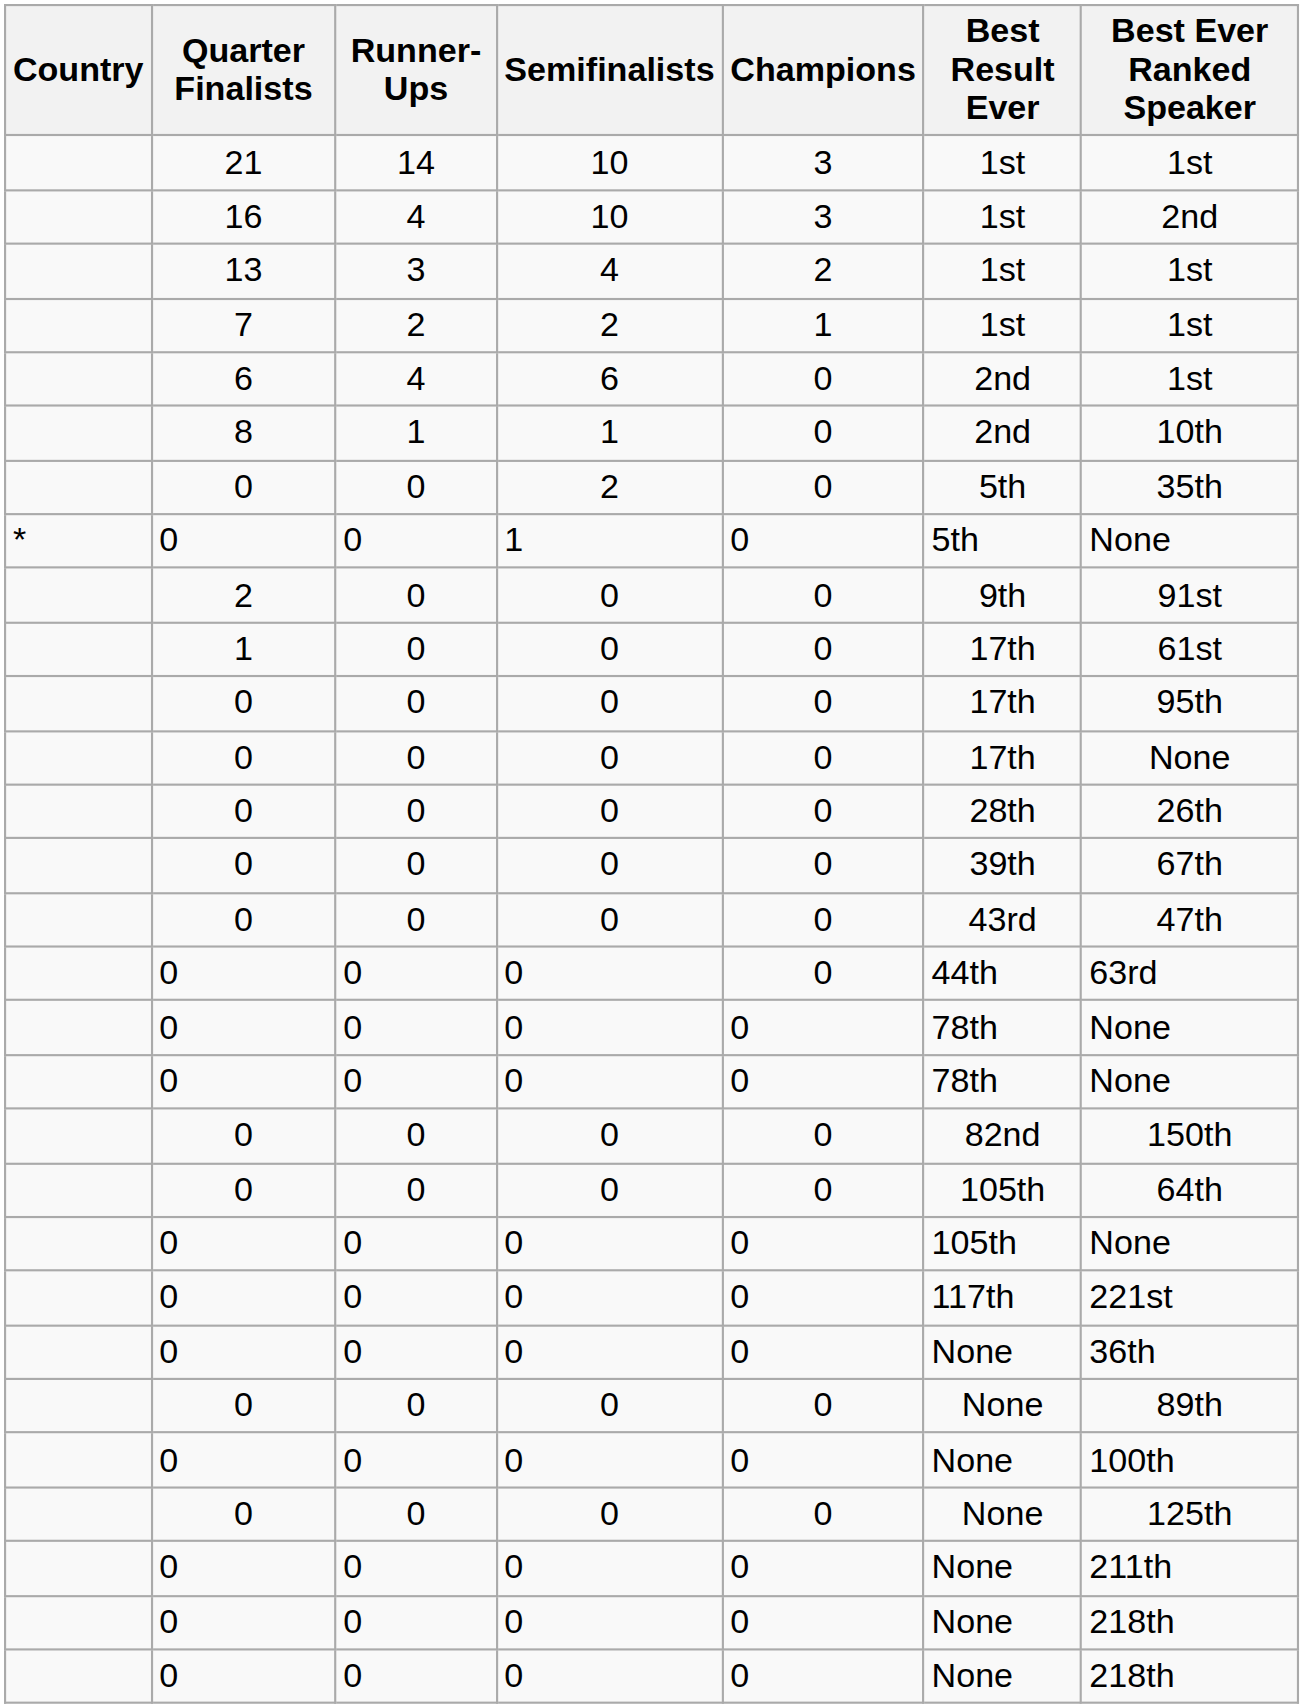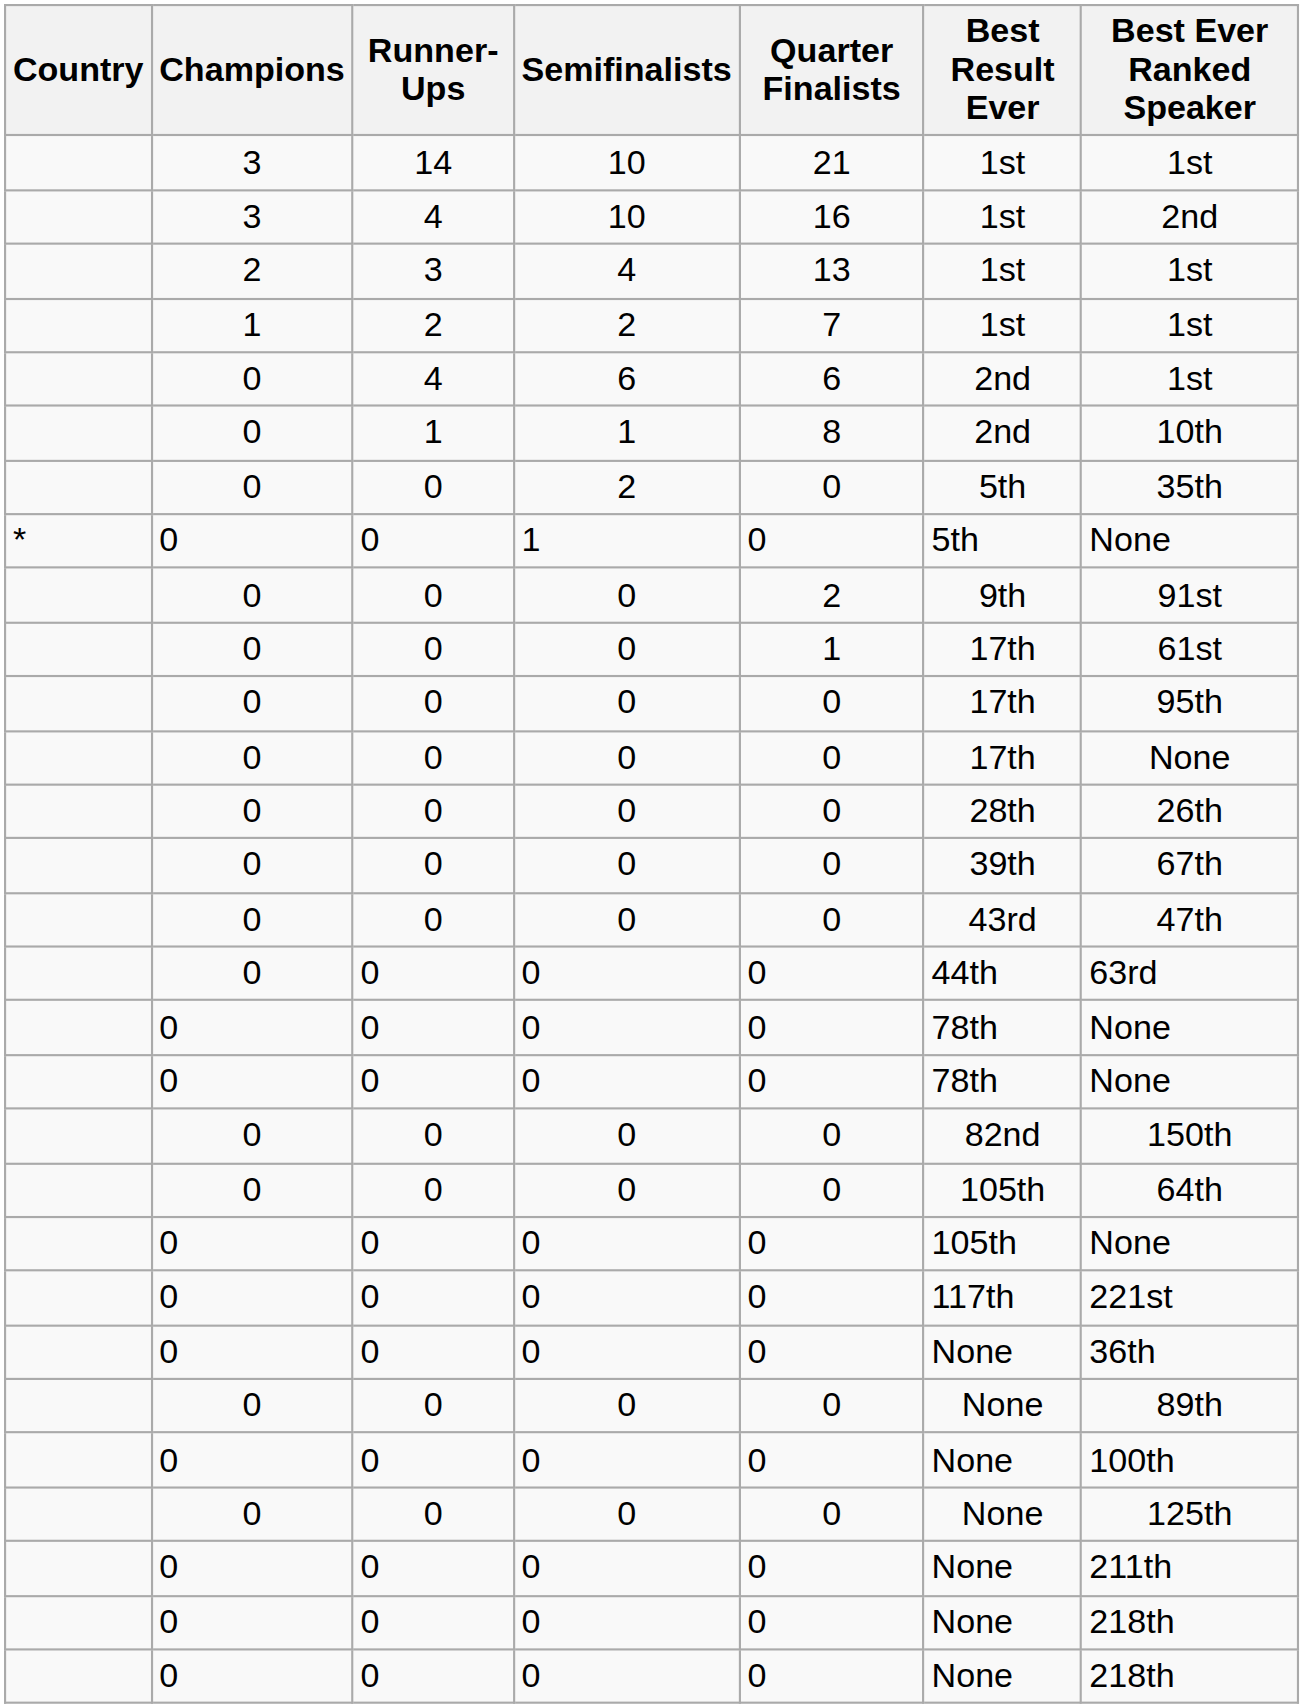columns swapped: (823, 69) <-> (243, 69)
